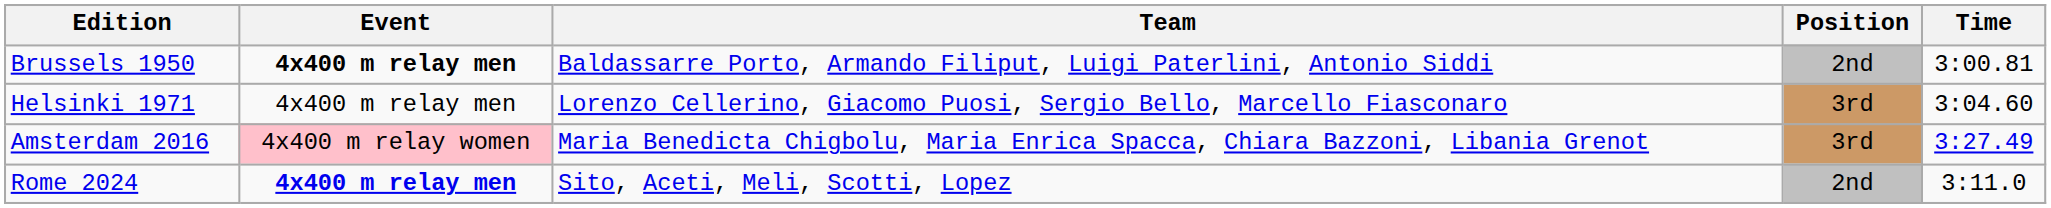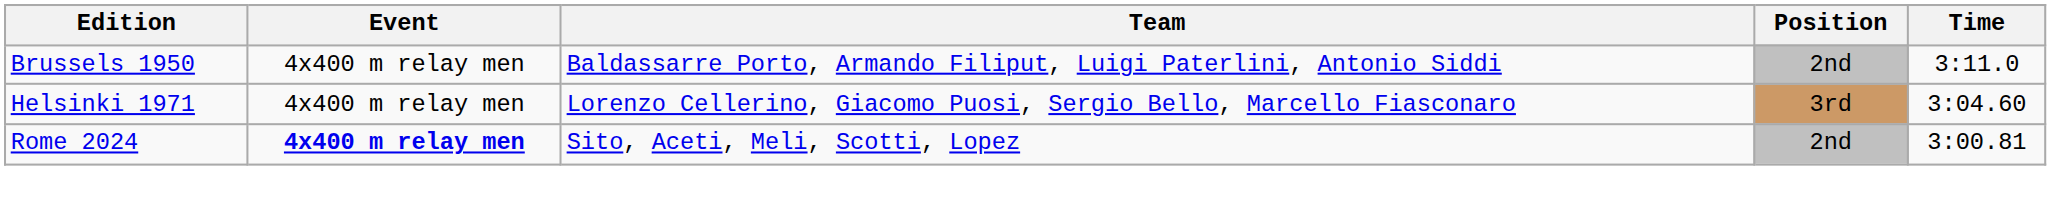(396, 64) bold -> (404, 64) normal
(1984, 64) 3:00.81 -> (1977, 64) 3:11.0
- row: (110, 144)
(1984, 183) 3:11.0 -> (1977, 144) 3:00.81
